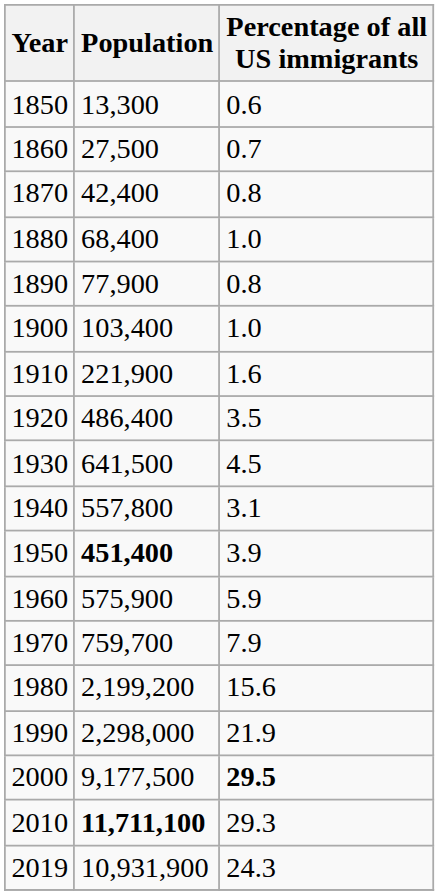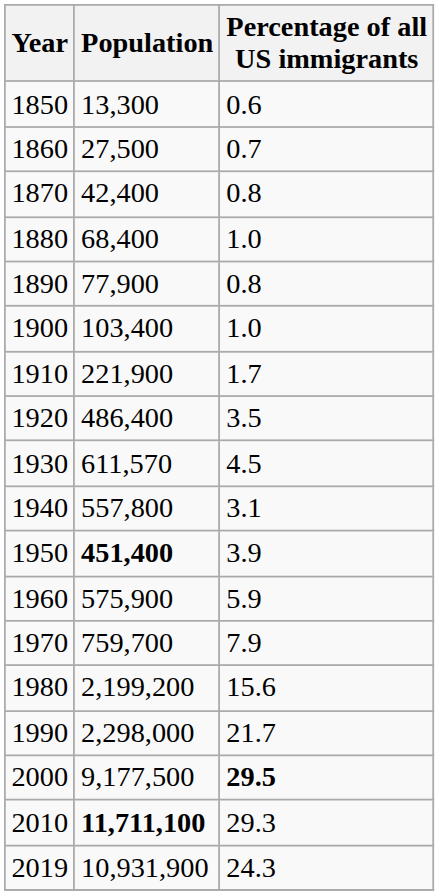(244, 373) 1.6 -> (244, 373) 1.7
(127, 463) 641,500 -> (127, 463) 611,570
(251, 732) 21.9 -> (251, 732) 21.7
